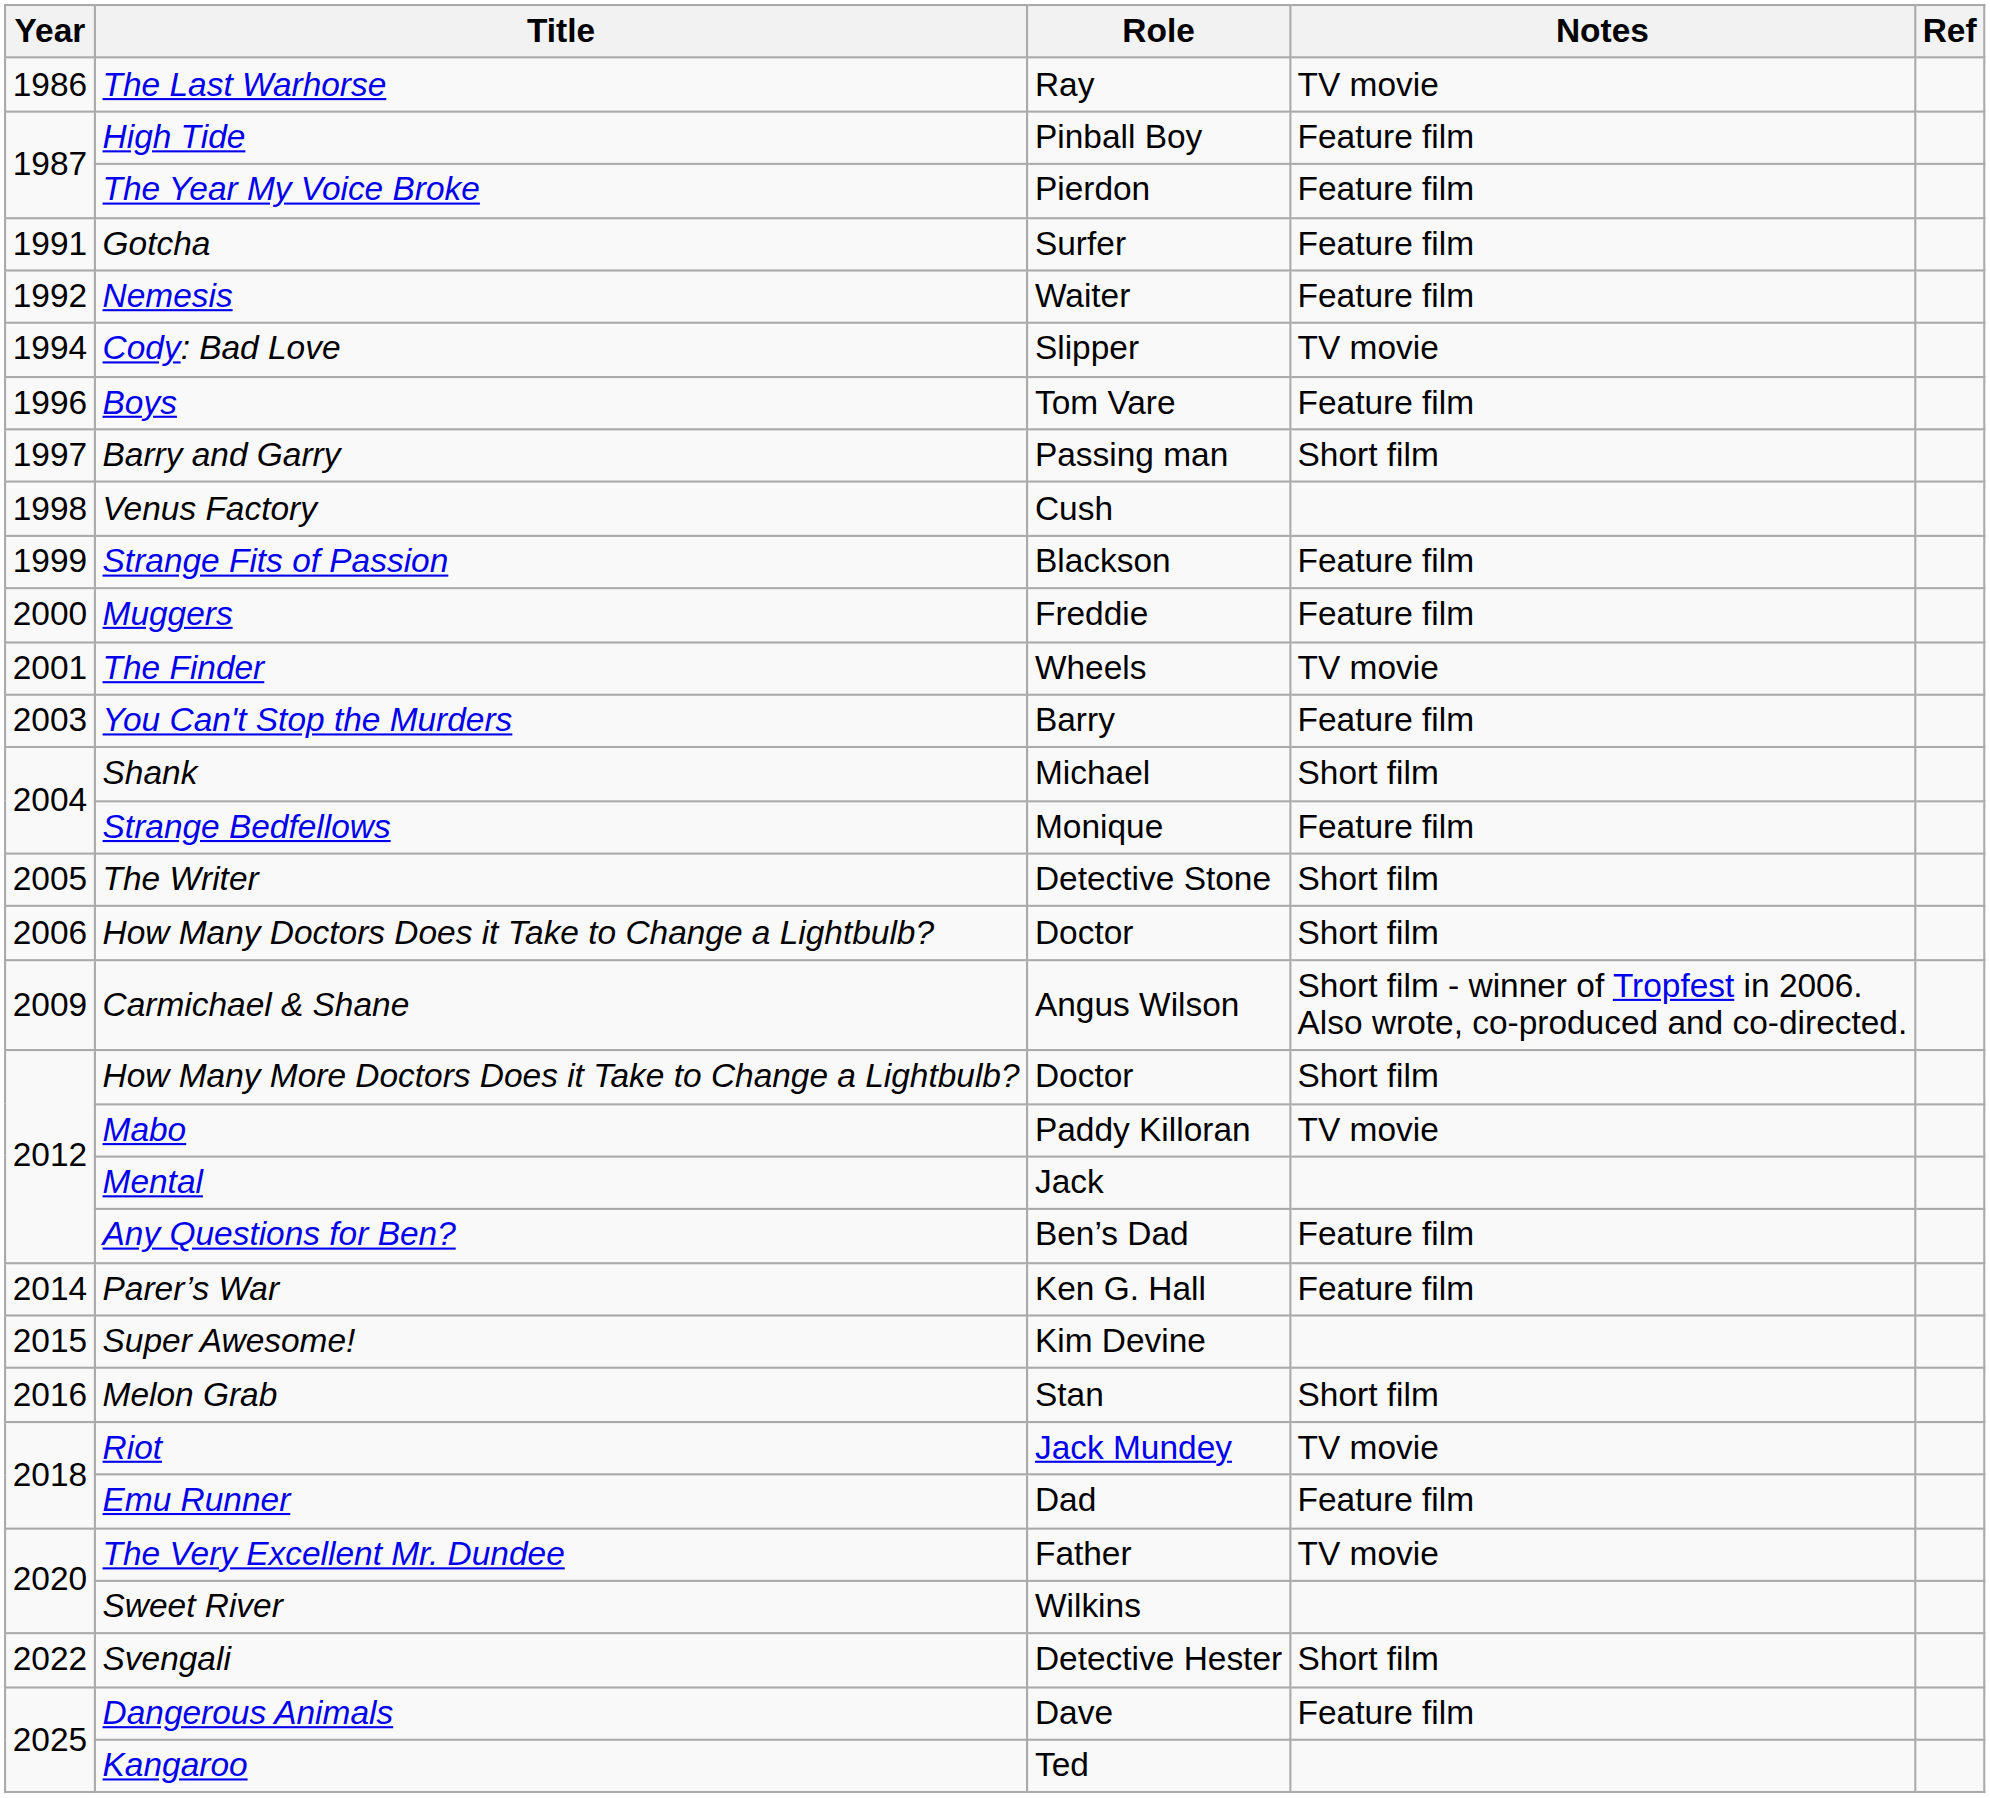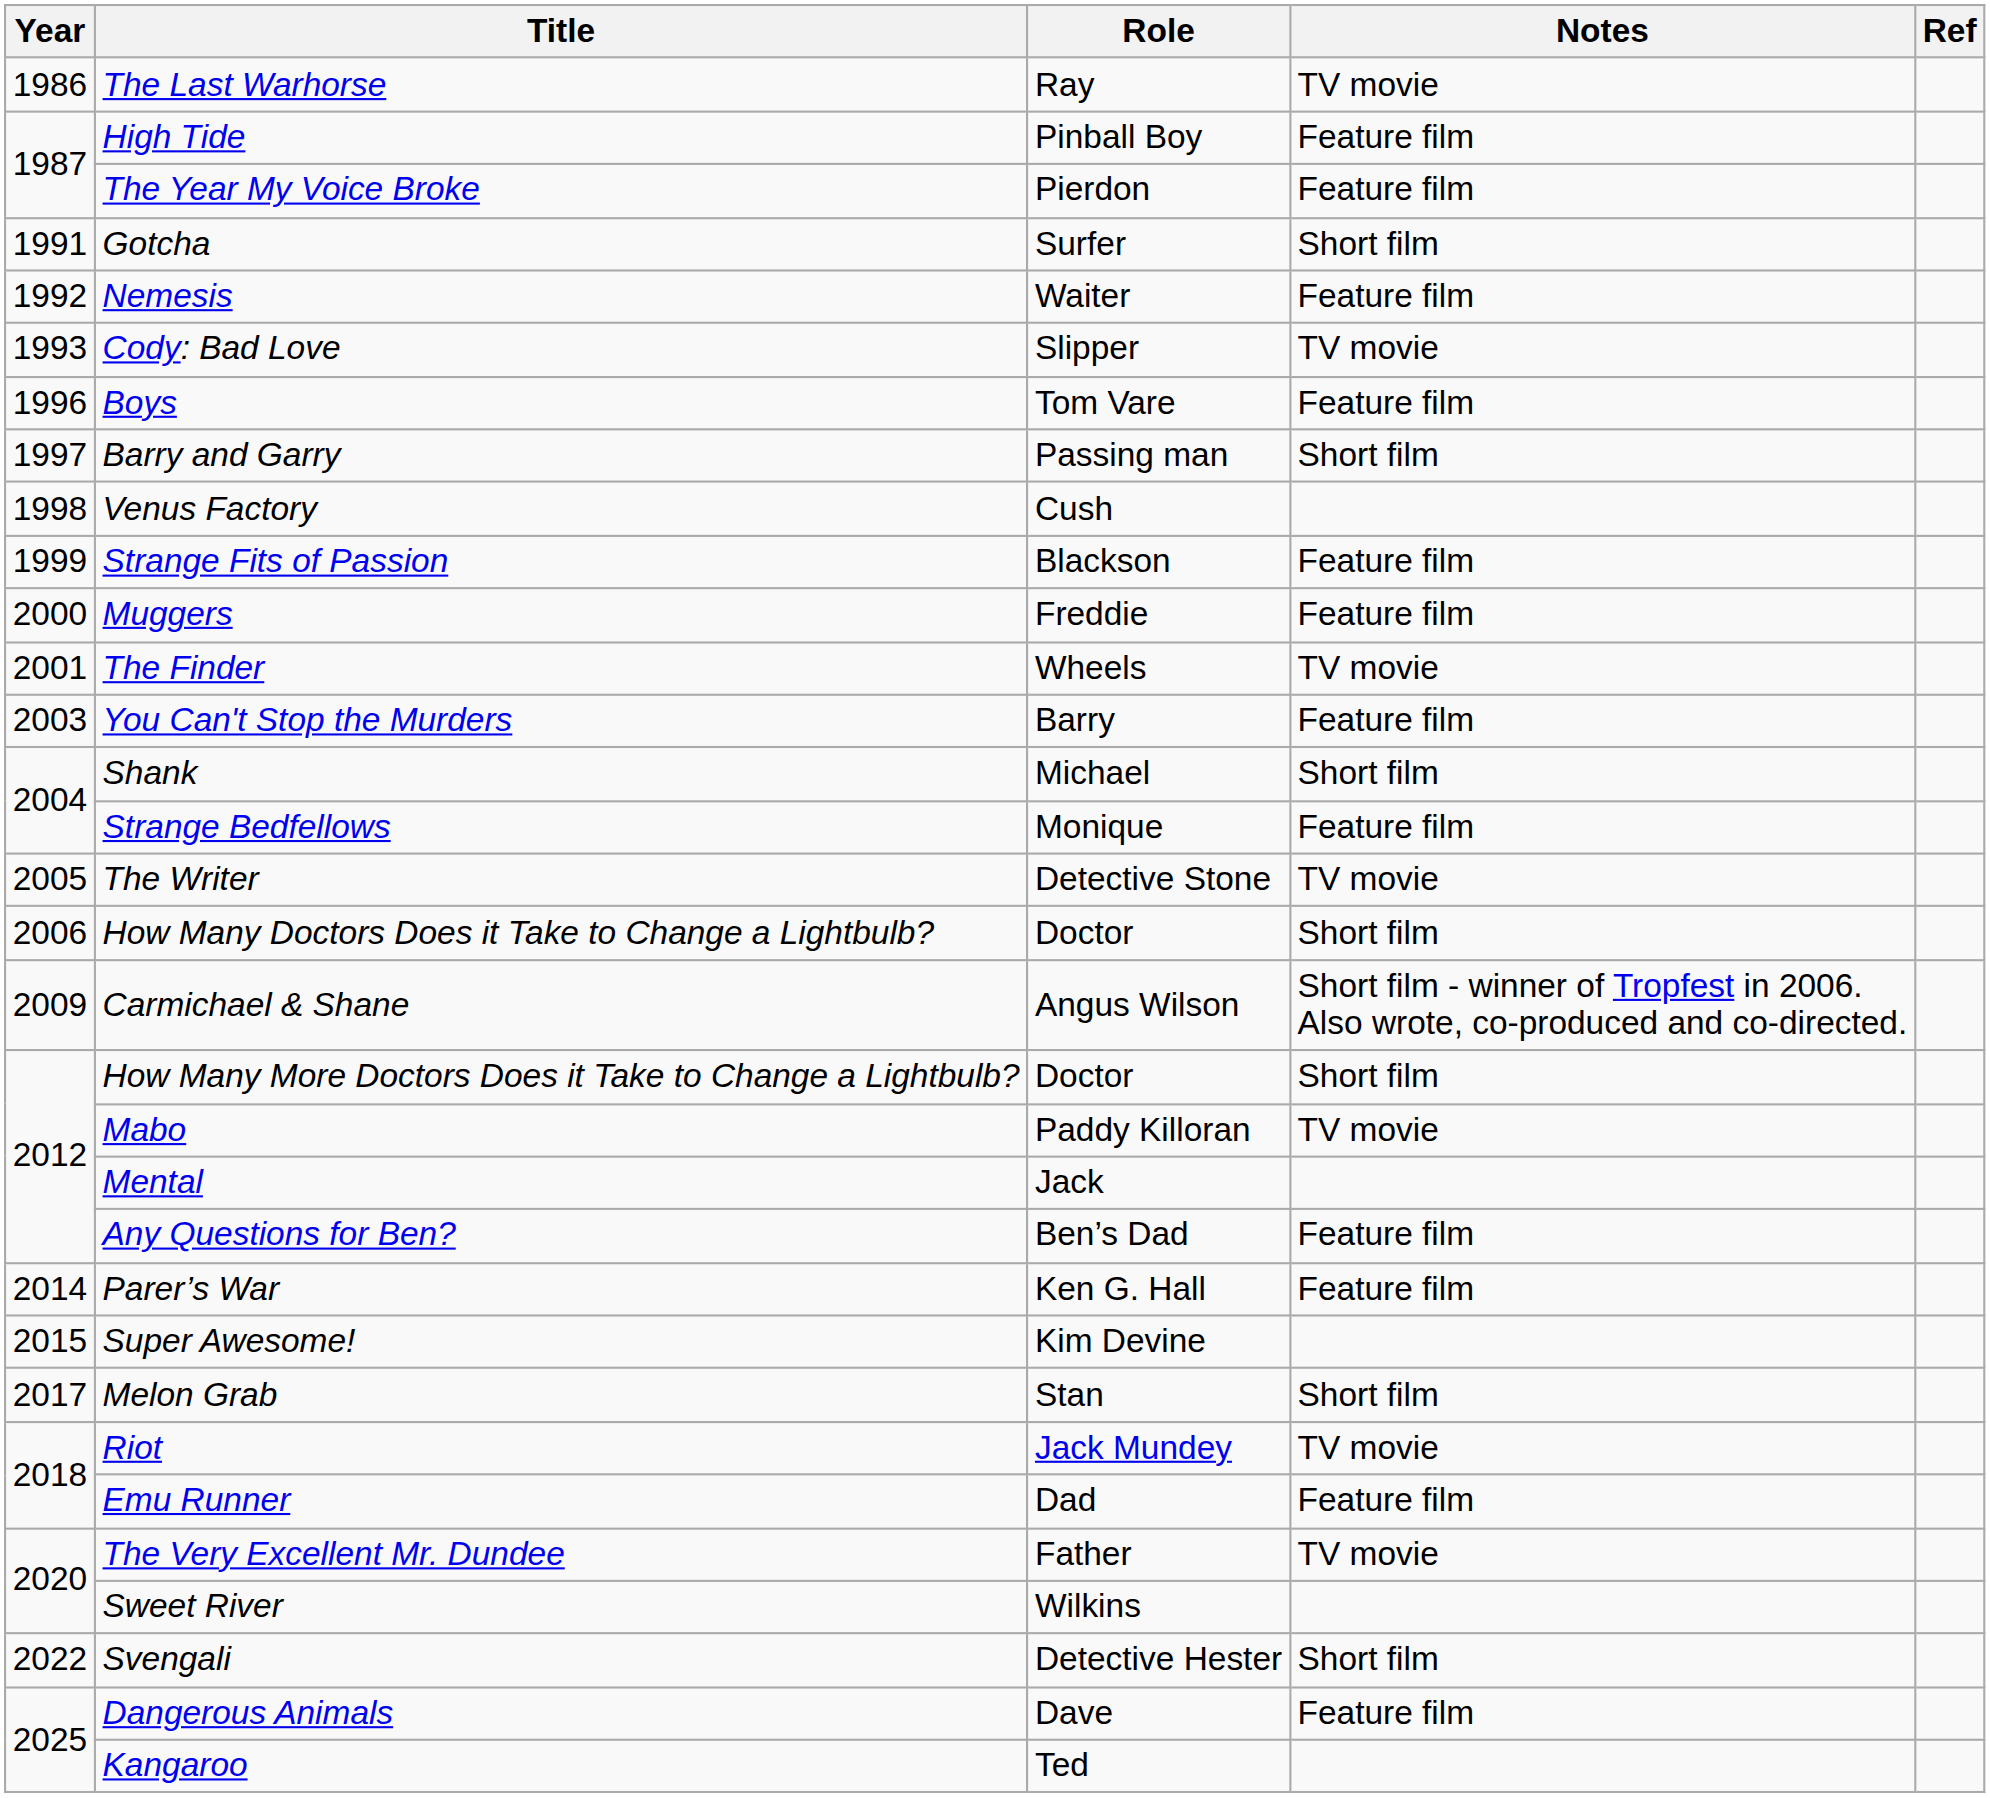(1386, 243) Feature film -> (1368, 243) Short film
(50, 349) 1994 -> (50, 349) 1993
(1368, 879) Short film -> (1368, 879) TV movie
(50, 1394) 2016 -> (50, 1394) 2017
